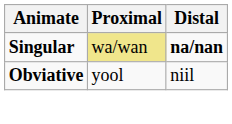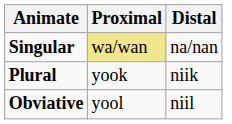(197, 47) bold -> (194, 47) normal
+ row: (33, 75)
